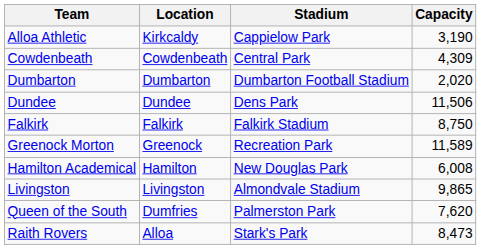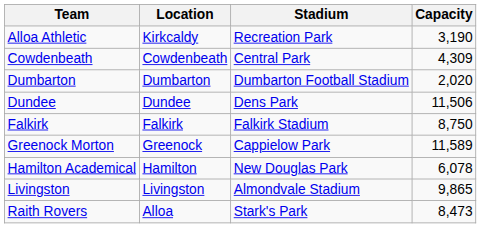(282, 37) Cappielow Park -> (283, 37) Recreation Park
(283, 146) Recreation Park -> (282, 146) Cappielow Park
(455, 168) 6,008 -> (455, 168) 6,078
- row: (67, 211)
